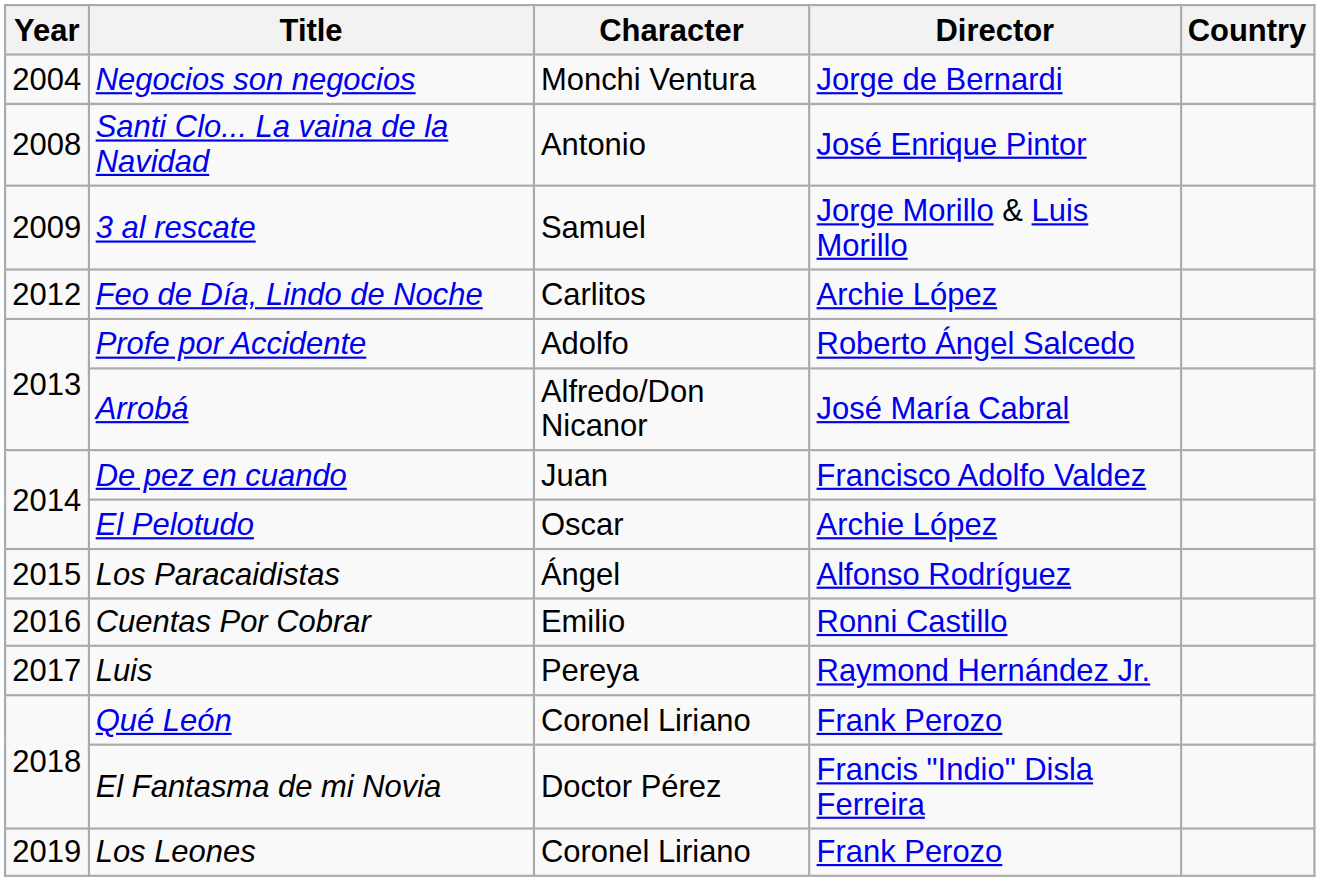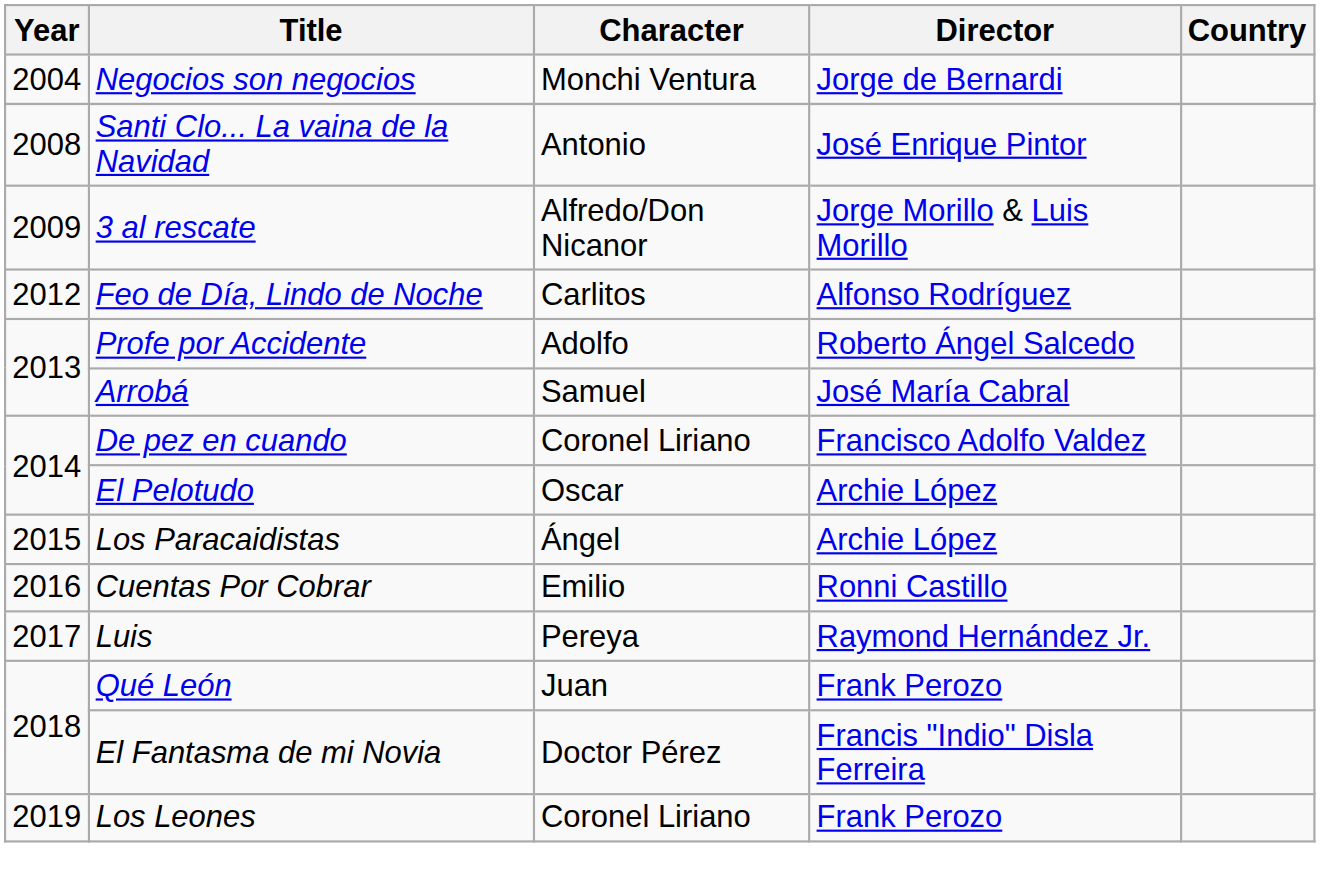(593, 228) Samuel -> (623, 228) Alfredo/Don Nicanor
(907, 294) Archie López -> (944, 294) Alfonso Rodríguez
(623, 409) Alfredo/Don Nicanor -> (593, 392) Samuel
(575, 476) Juan -> (646, 441) Coronel Liriano
(944, 573) Alfonso Rodríguez -> (907, 539) Archie López
(646, 720) Coronel Liriano -> (575, 686) Juan
